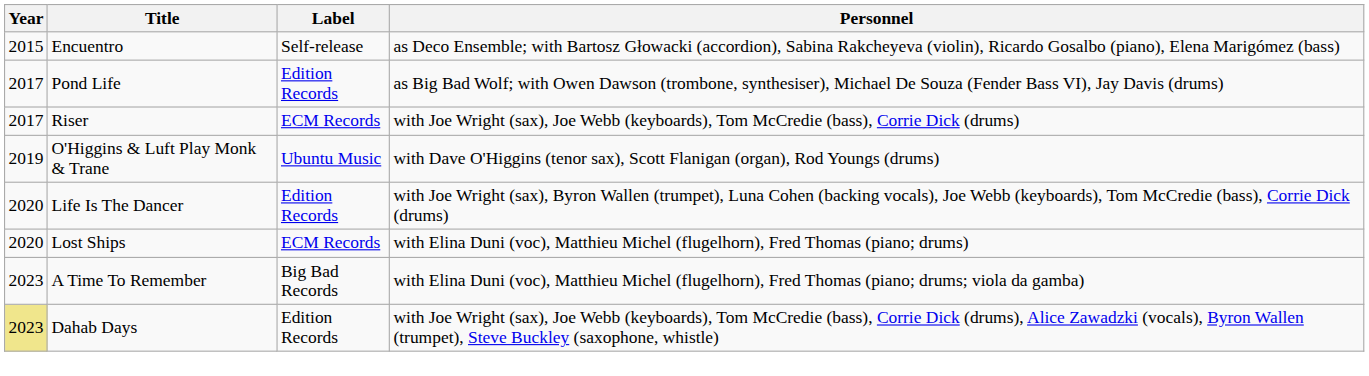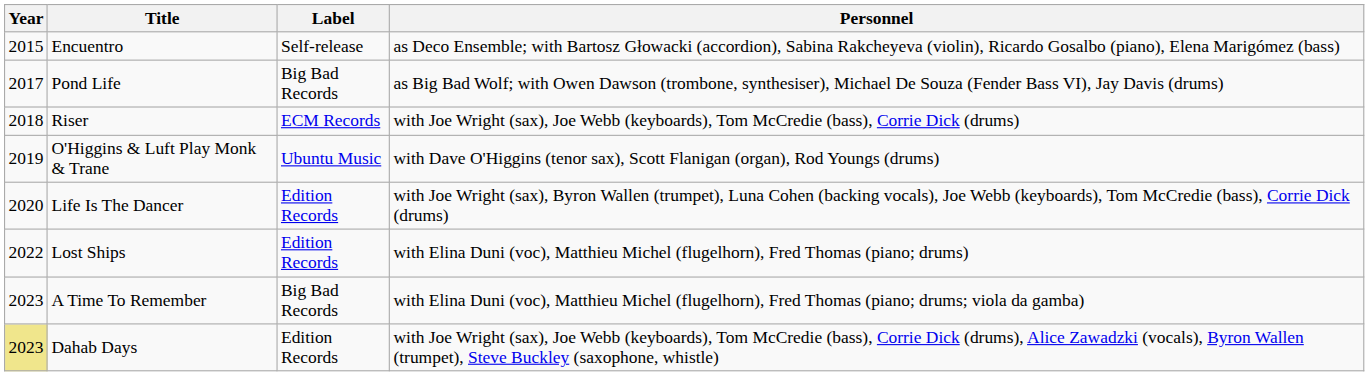(310, 83) Edition Records -> (310, 83) Big Bad Records
(26, 120) 2017 -> (26, 120) 2018
(26, 243) 2020 -> (26, 252) 2022
(331, 243) ECM Records -> (310, 252) Edition Records
